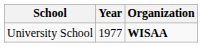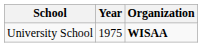(110, 32) 1977 -> (110, 32) 1975
